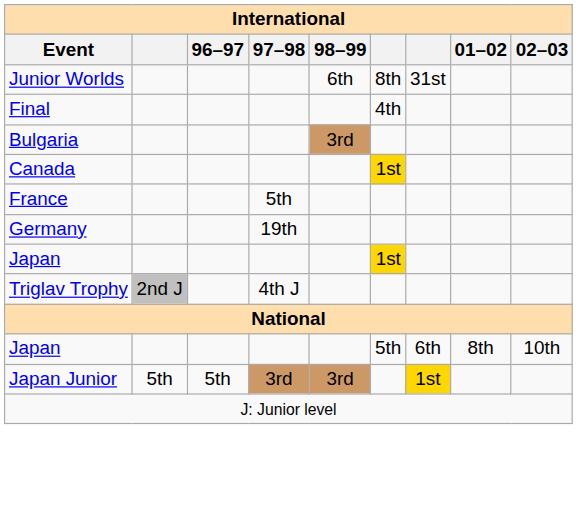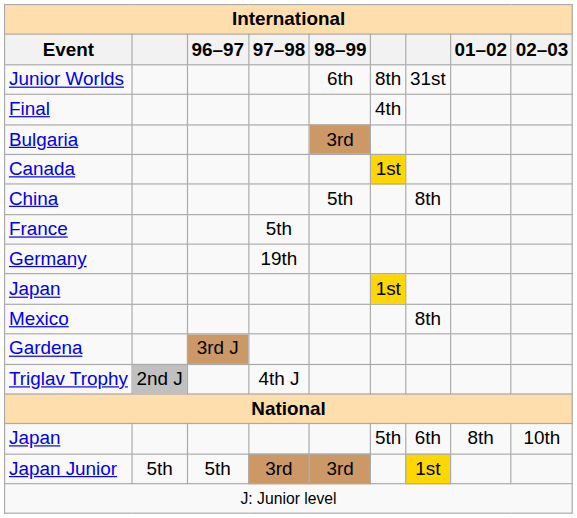+ row: (34, 199)
+ row: (39, 318)
+ row: (46, 348)
